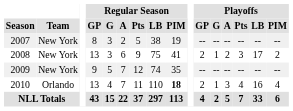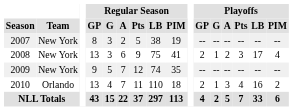(277, 55) 2 -> (277, 55) 4
(176, 84) bold -> (176, 84) normal
(277, 84) 4 -> (277, 84) 2
